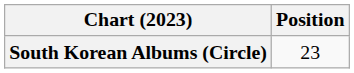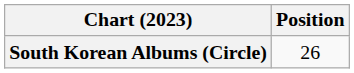(310, 51) 23 -> (310, 51) 26
